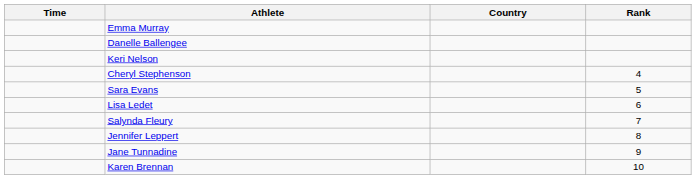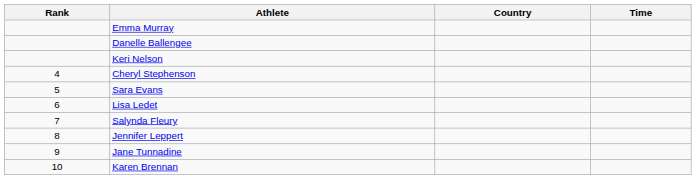columns swapped: (638, 12) <-> (55, 12)
